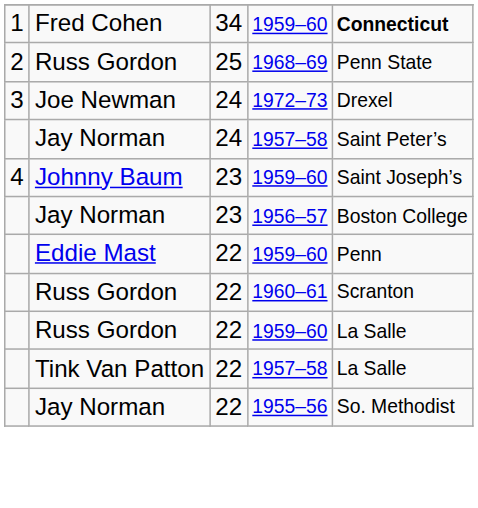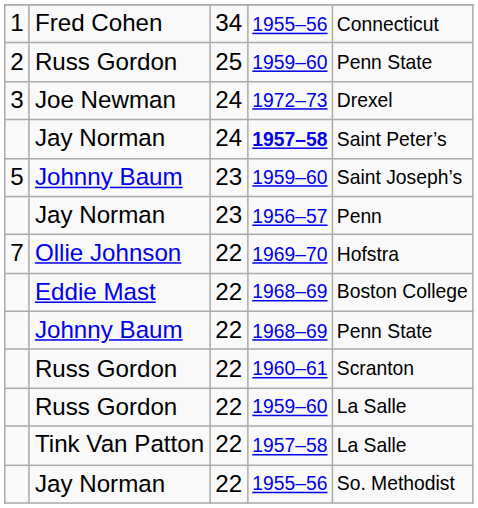(290, 24) 1959–60 -> (290, 24) 1955–56
(393, 24) bold -> (388, 24) normal
(290, 62) 1968–69 -> (290, 62) 1959–60
(290, 139) normal -> (290, 139) bold
(17, 176) 4 -> (17, 176) 5
(402, 215) Boston College -> (359, 215) Penn
+ row: (108, 253)
(290, 254) 1959–60 -> (290, 292) 1968–69
(359, 254) Penn -> (402, 292) Boston College
+ row: (109, 330)
